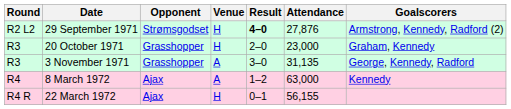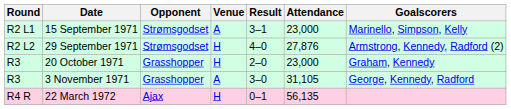+ row: (91, 29)
(258, 29) bold -> (258, 46) normal
(303, 63) 31,135 -> (303, 79) 31,105
- row: (77, 79)
(303, 96) 56,155 -> (303, 96) 56,135
